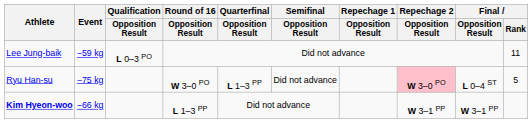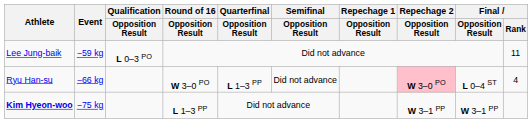(90, 80) −75 kg -> (90, 80) −66 kg
(516, 80) 5 -> (516, 80) 4
(90, 106) −66 kg -> (90, 106) −75 kg
